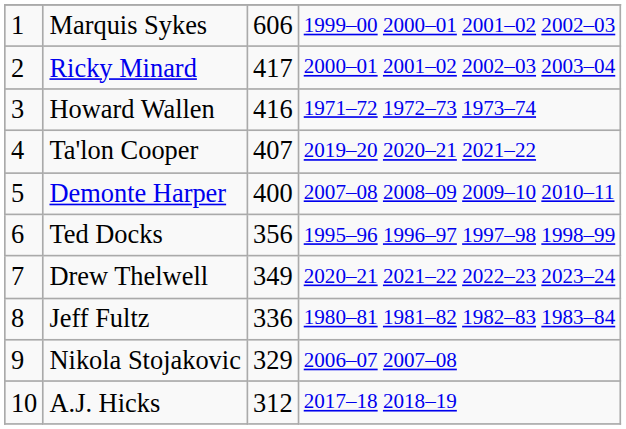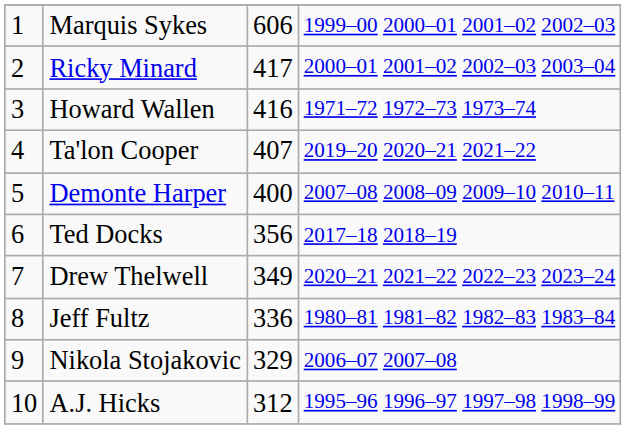(459, 234) 1995–96 1996–97 1997–98 1998–99 -> (380, 234) 2017–18 2018–19
(380, 402) 2017–18 2018–19 -> (459, 402) 1995–96 1996–97 1997–98 1998–99
